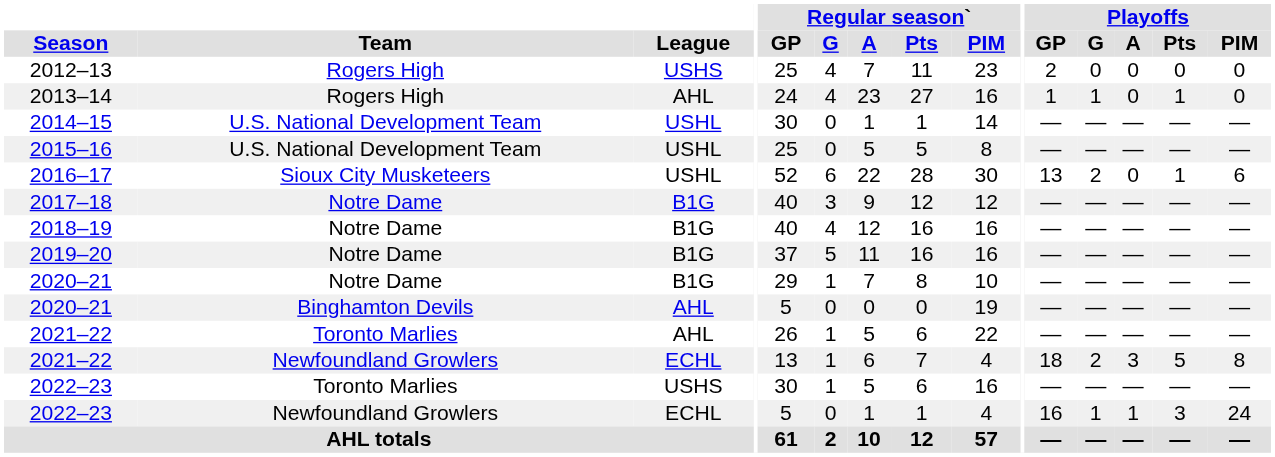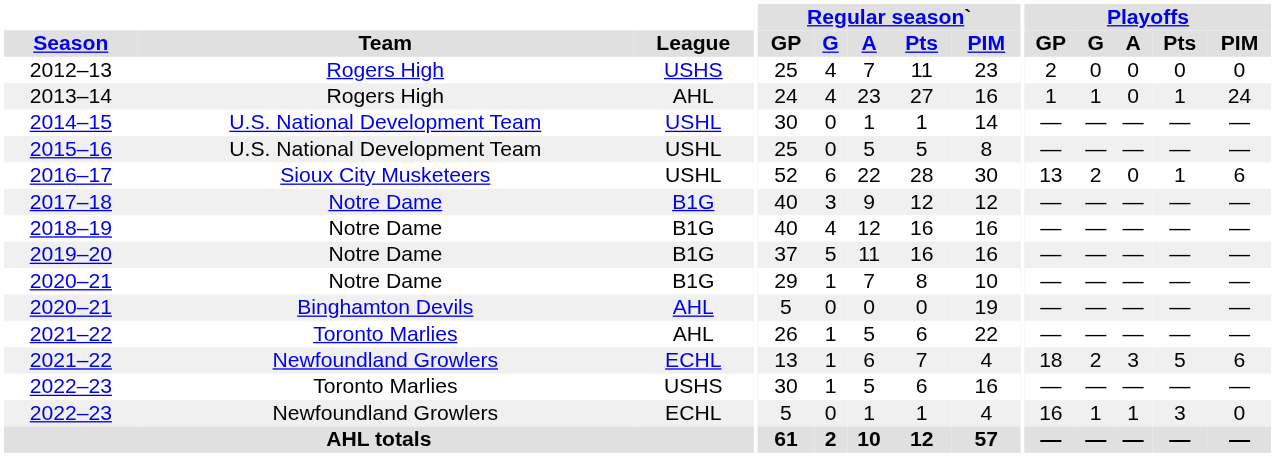(1239, 96) 0 -> (1239, 96) 24
(1239, 360) 8 -> (1239, 360) 6
(1239, 413) 24 -> (1239, 413) 0
